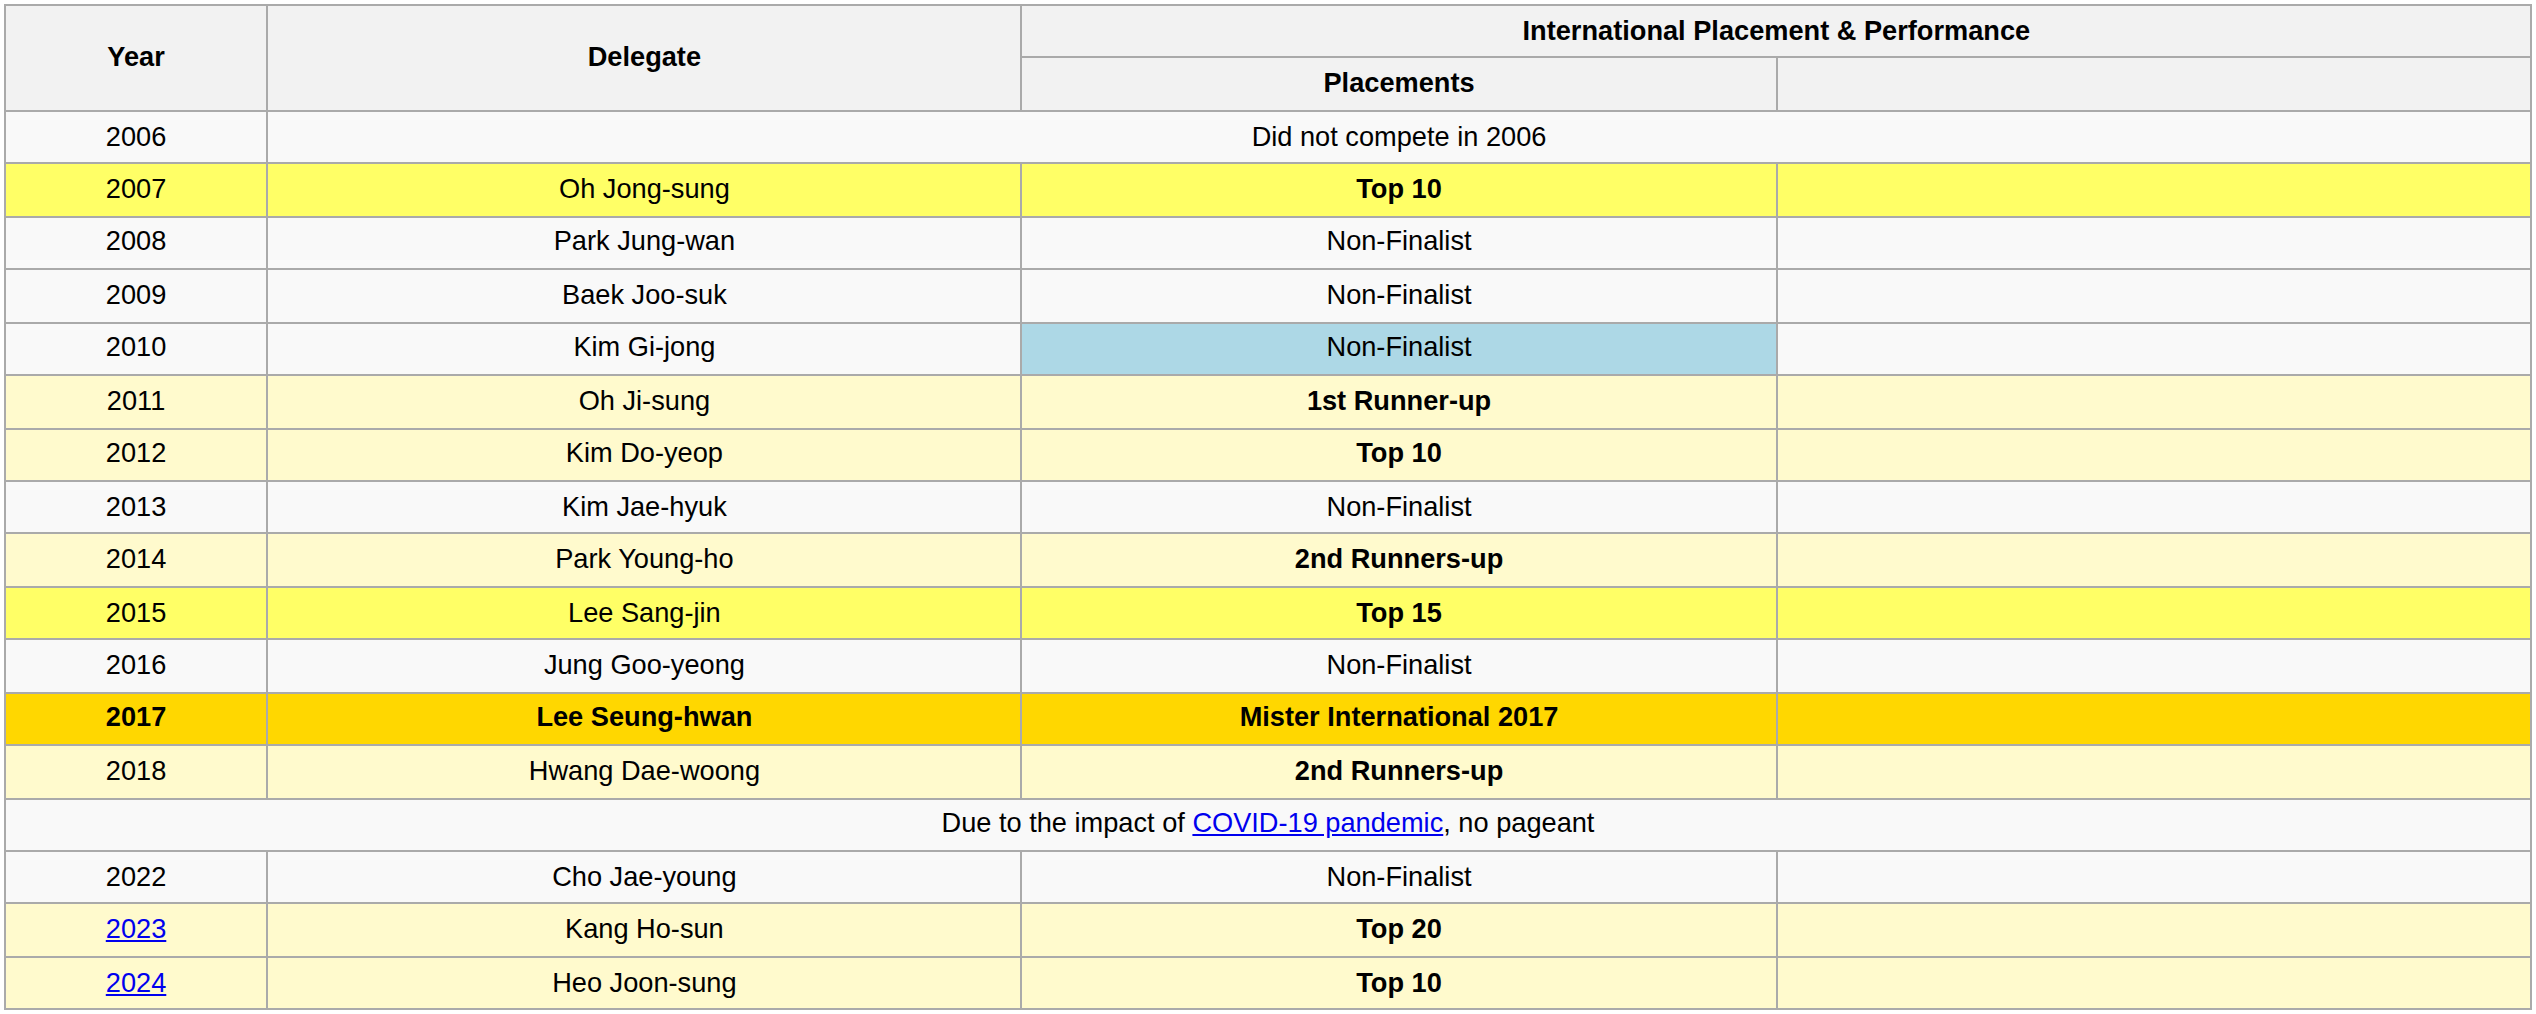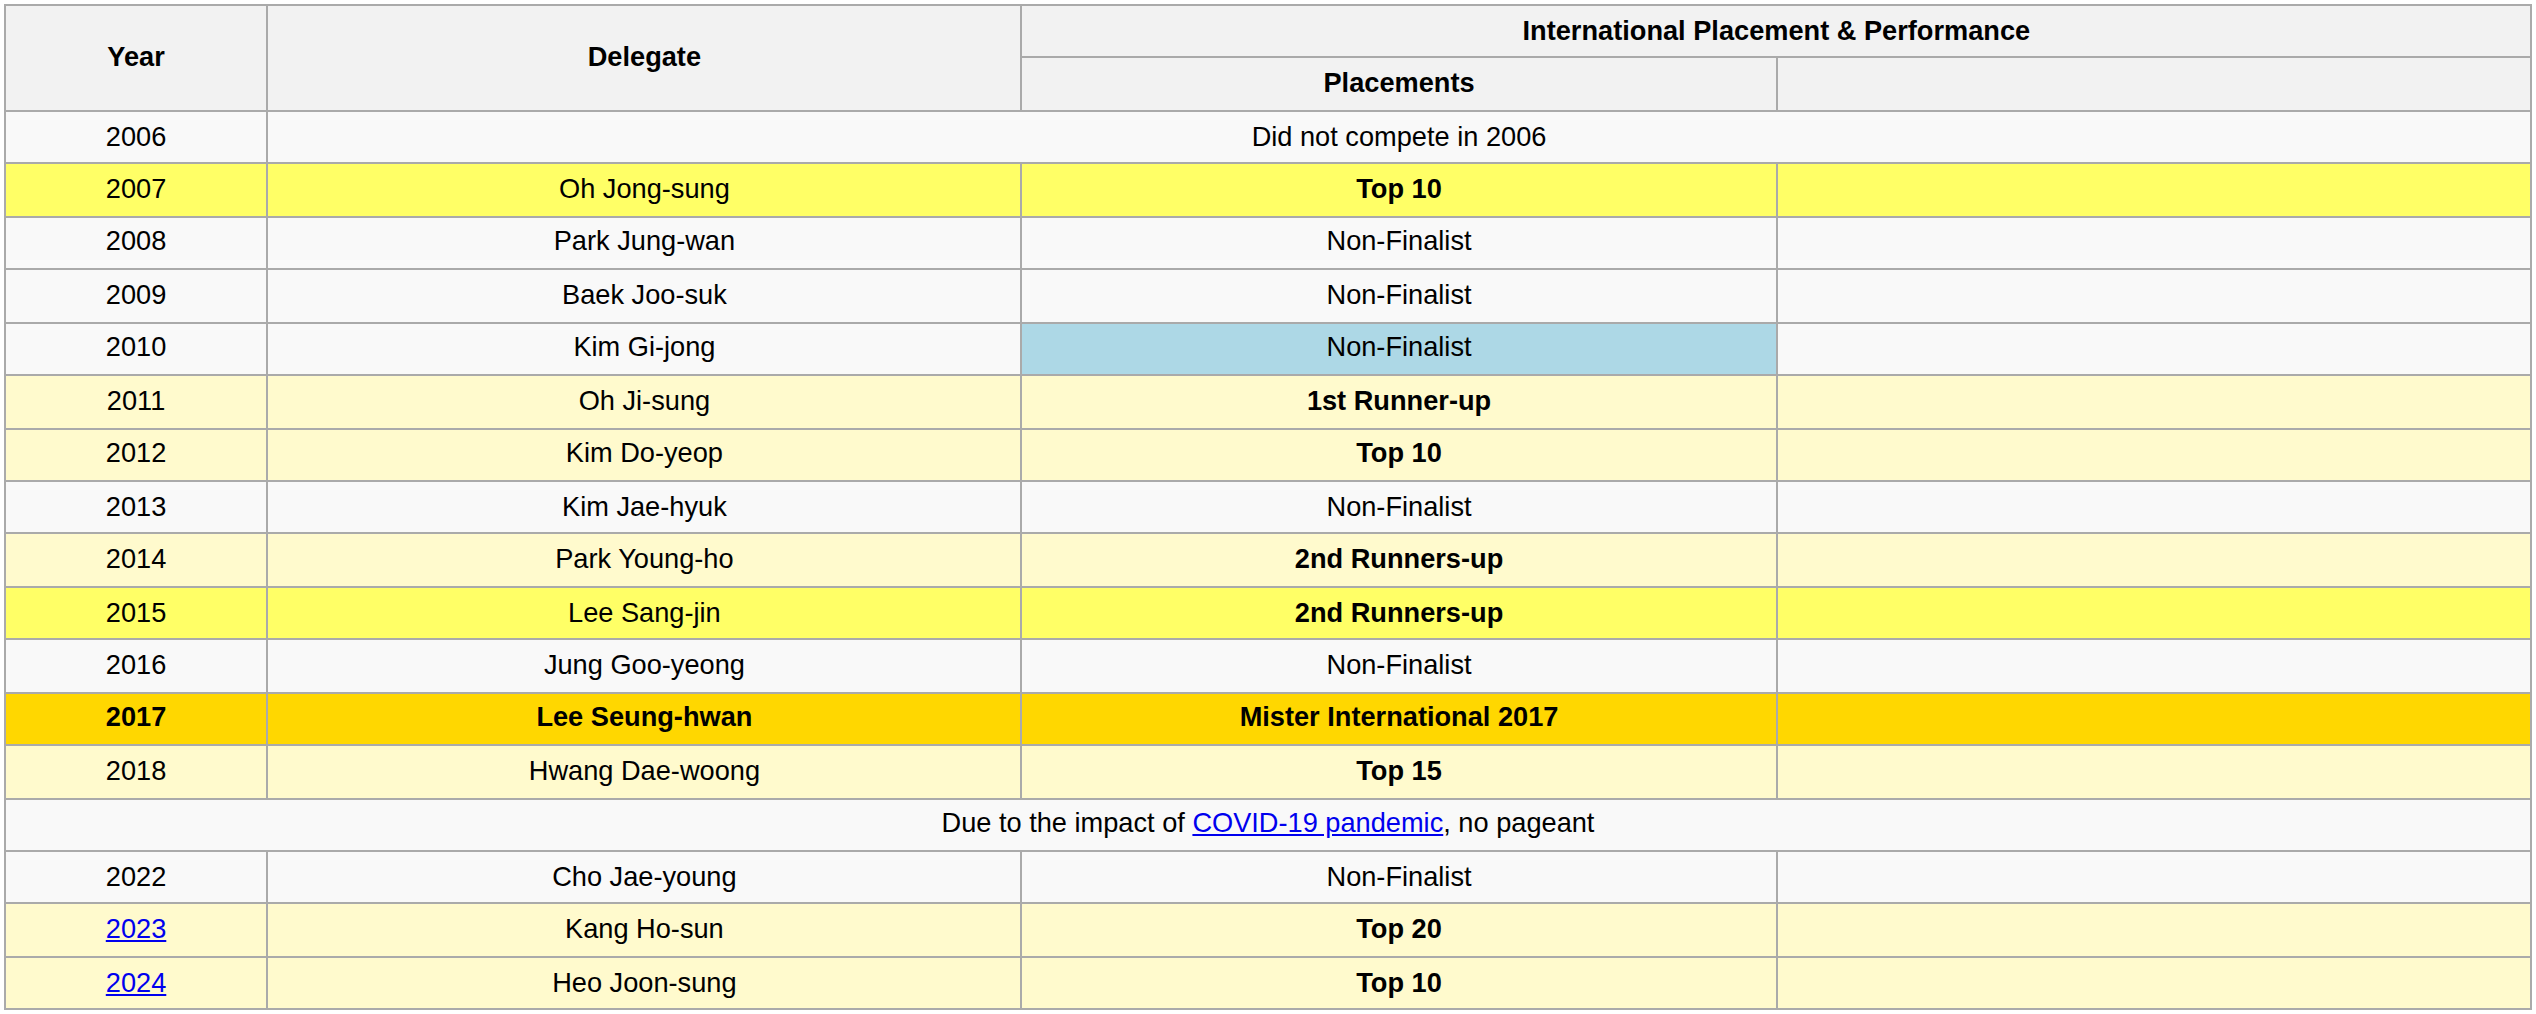(1399, 612) Top 15 -> (1399, 612) 2nd Runners-up
(1399, 770) 2nd Runners-up -> (1399, 770) Top 15
